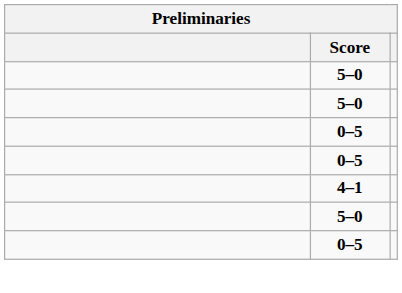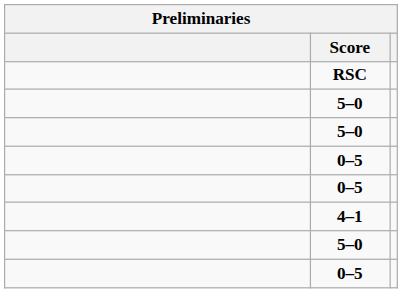+ row: (157, 76)
